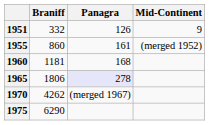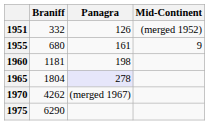(199, 29) 9 -> (171, 29) (merged 1952)
(57, 45) 860 -> (57, 45) 680
(171, 45) (merged 1952) -> (199, 45) 9
(123, 62) 168 -> (123, 62) 198
(54, 78) 1806 -> (54, 78) 1804
